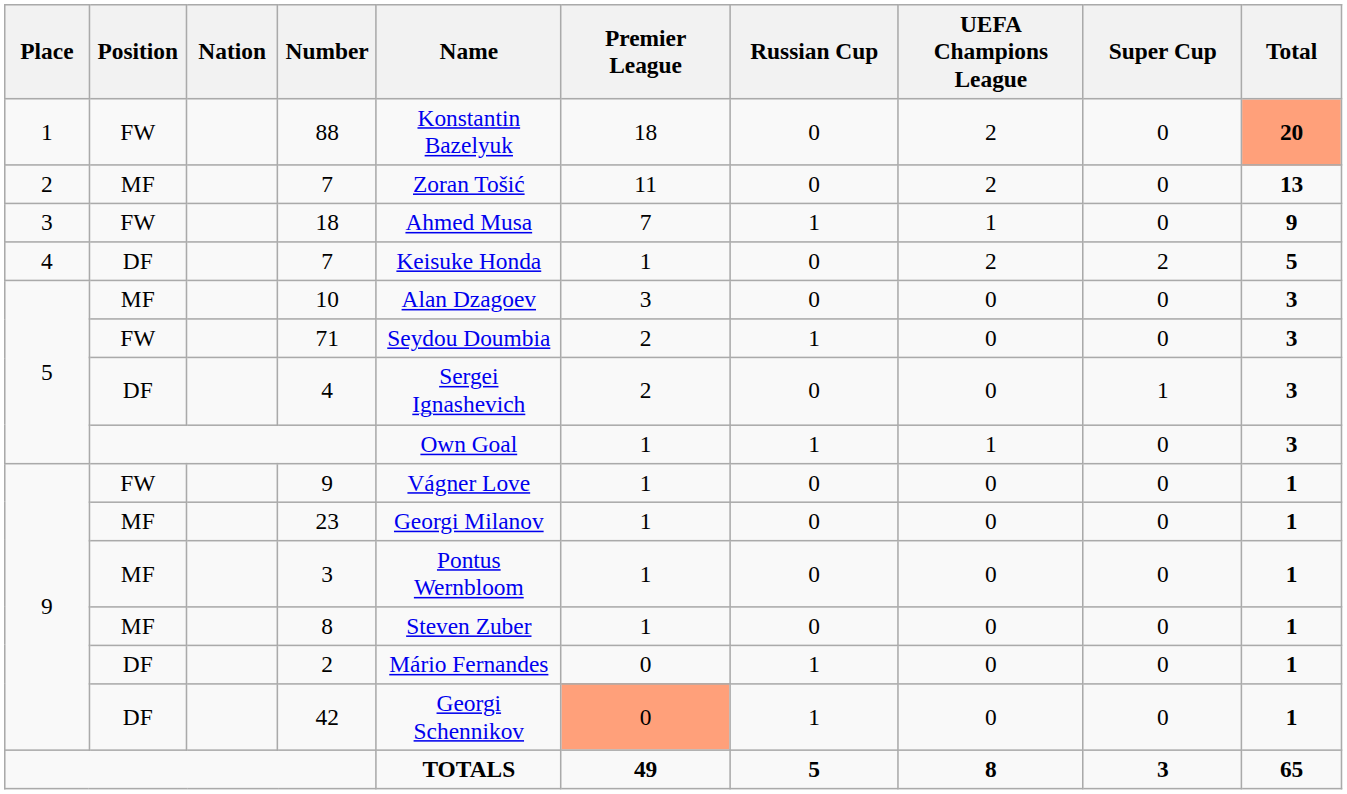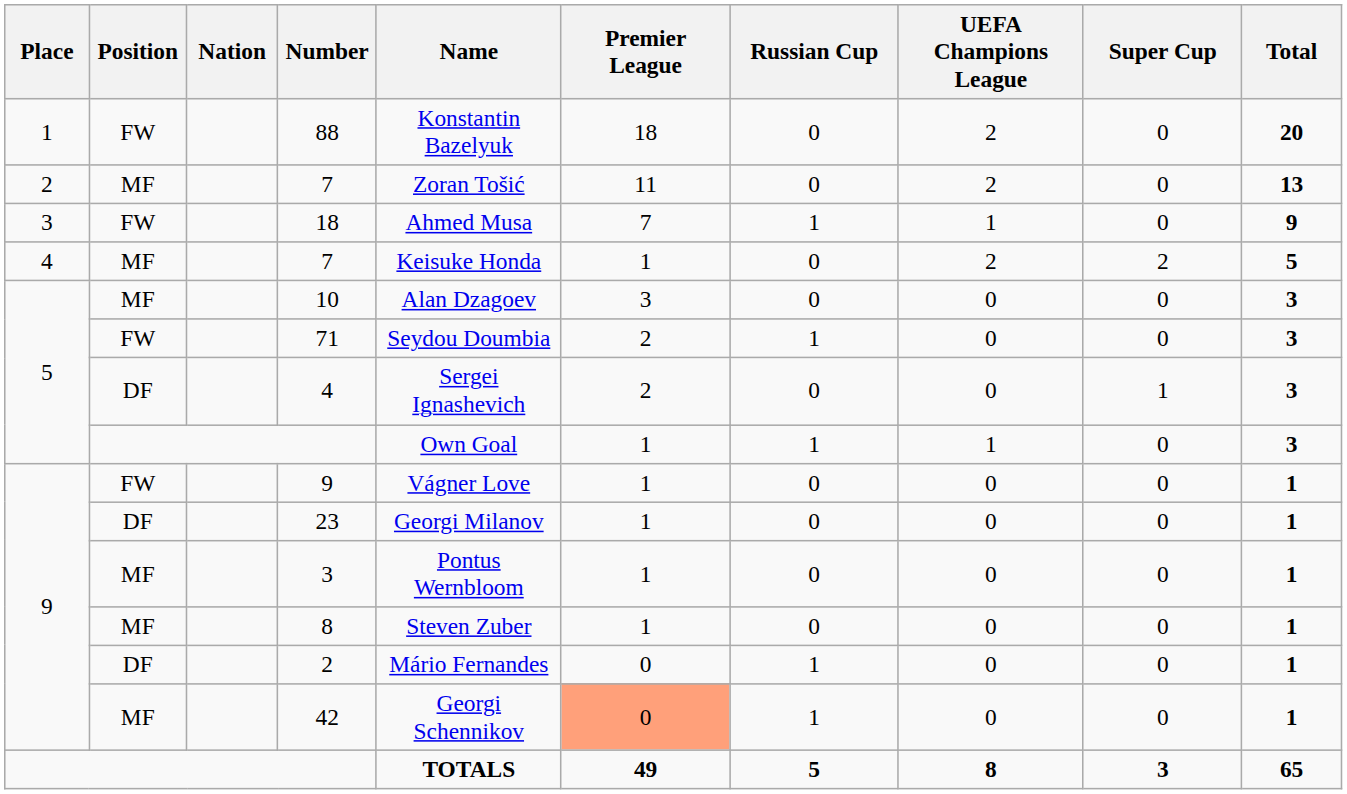(1292, 131) lightsalmon background -> (1292, 131) no background
(138, 261) DF -> (138, 261) MF
(138, 520) MF -> (138, 520) DF
(138, 716) DF -> (138, 716) MF
